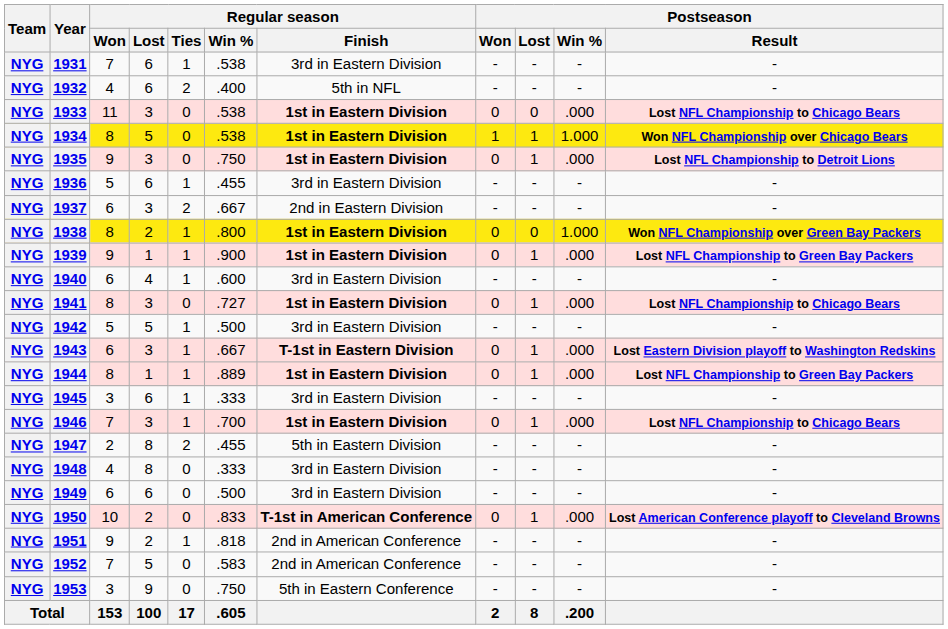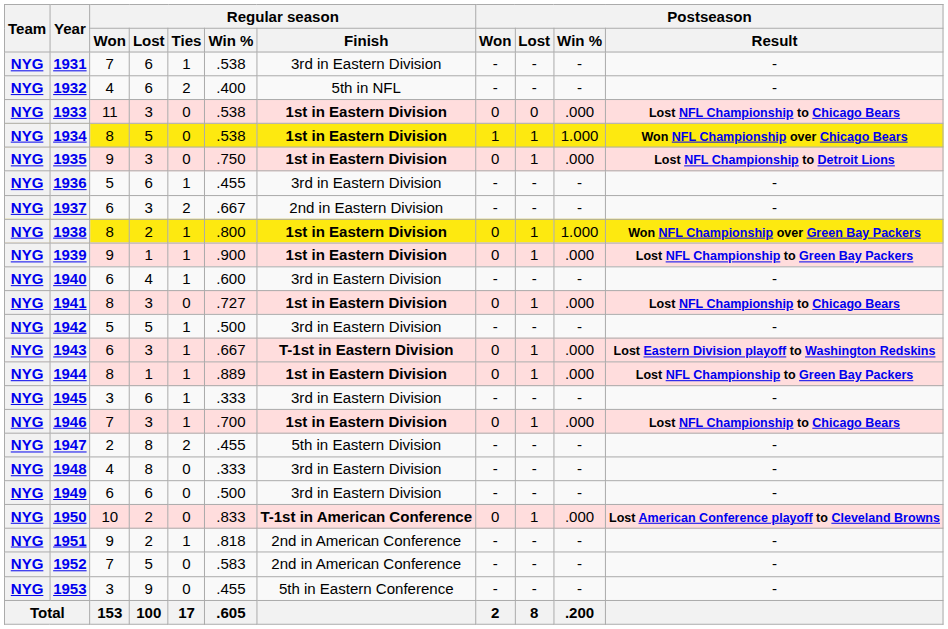(534, 231) 0 -> (534, 231) 1
(231, 588) .750 -> (231, 588) .455
